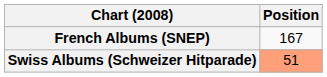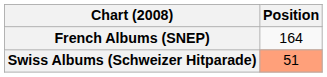(291, 38) 167 -> (291, 38) 164
